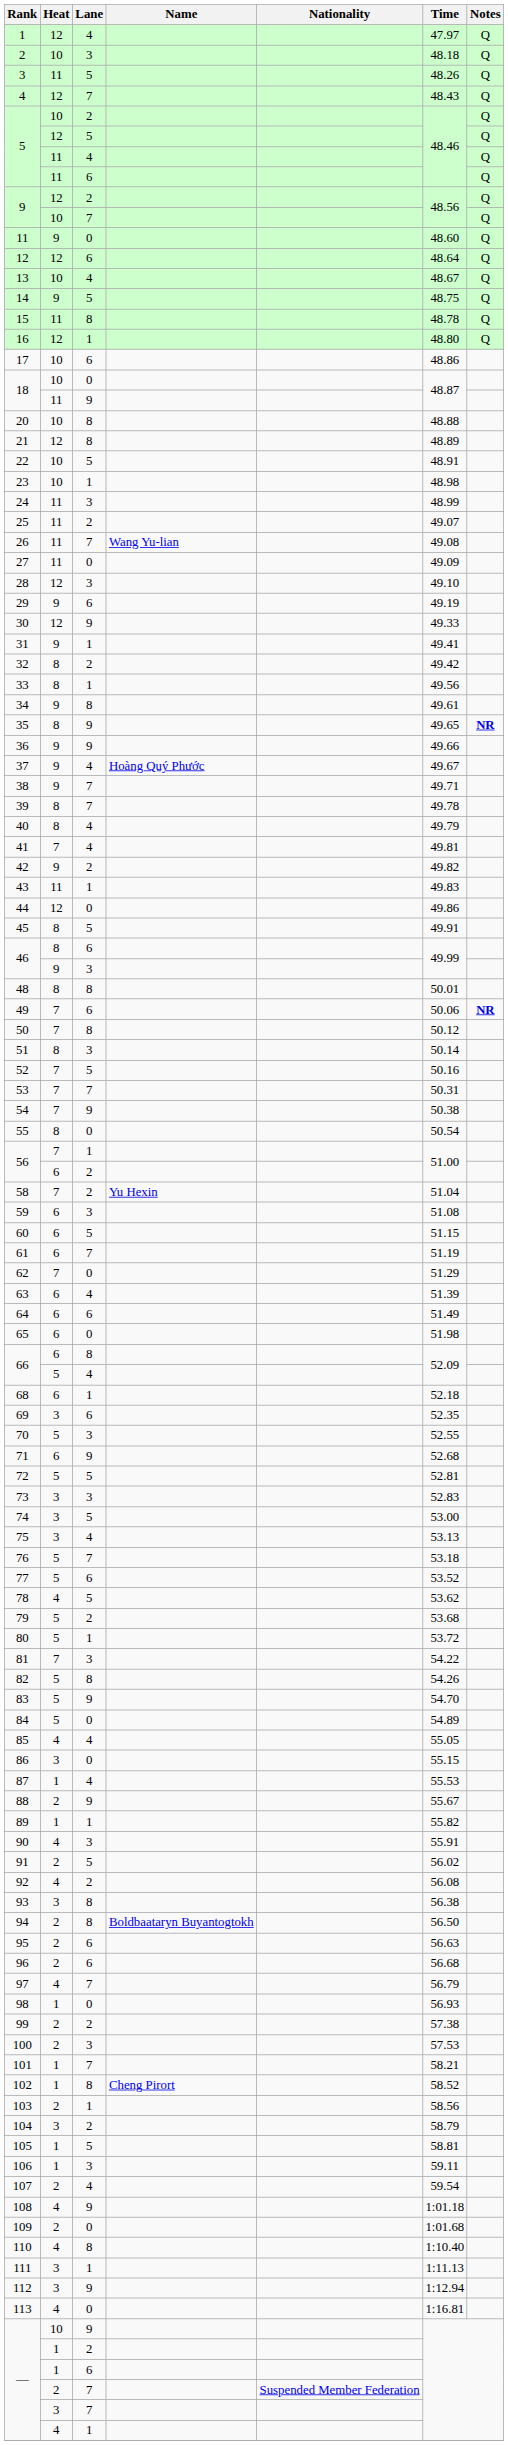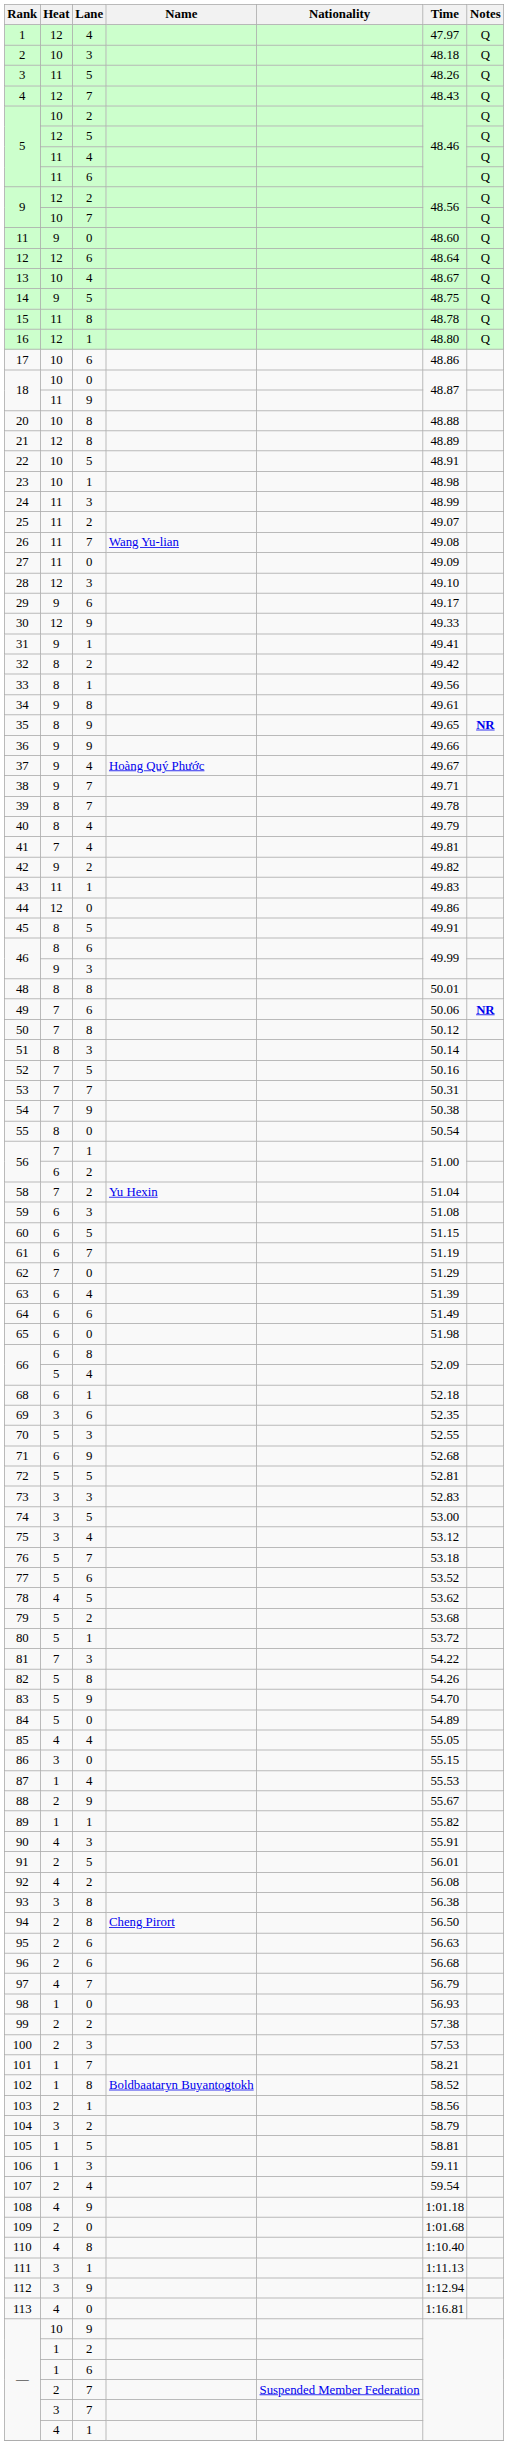(445, 603) 49.19 -> (445, 603) 49.17
(445, 1537) 53.13 -> (445, 1537) 53.12
(445, 1861) 56.02 -> (445, 1861) 56.01
(181, 1922) Boldbaataryn Buyantogtokh -> (142, 1922) Cheng Pirort
(142, 2085) Cheng Pirort -> (181, 2085) Boldbaataryn Buyantogtokh
